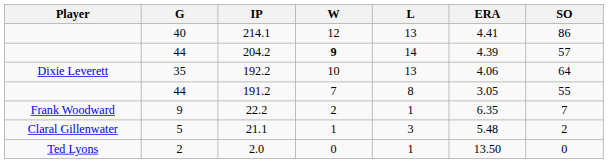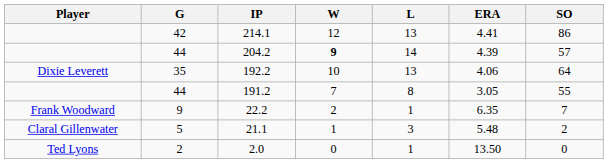(180, 33) 40 -> (180, 33) 42
